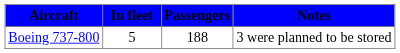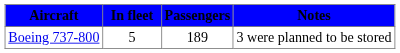(197, 37) 188 -> (197, 37) 189
